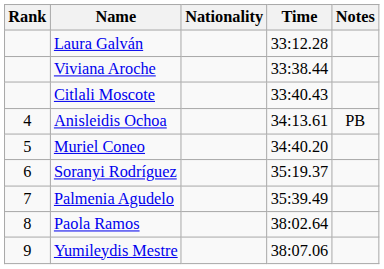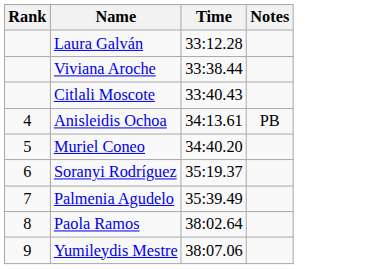- column: (224, 17)
